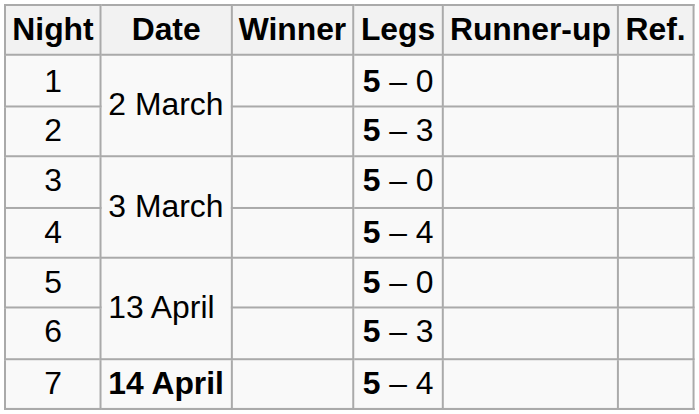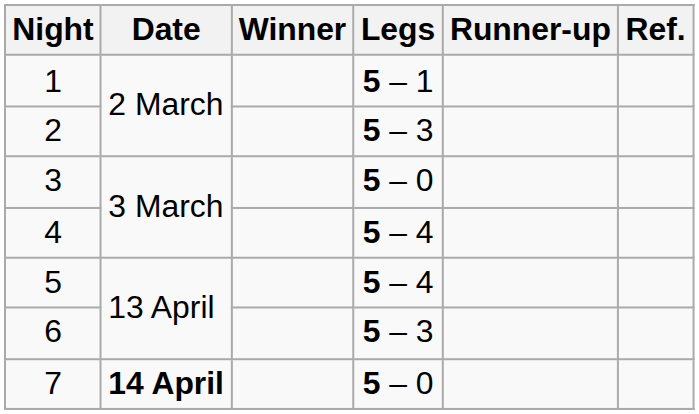(398, 80) 5 – 0 -> (398, 80) 5 – 1
(398, 282) 5 – 0 -> (398, 282) 5 – 4
(398, 383) 5 – 4 -> (398, 383) 5 – 0
